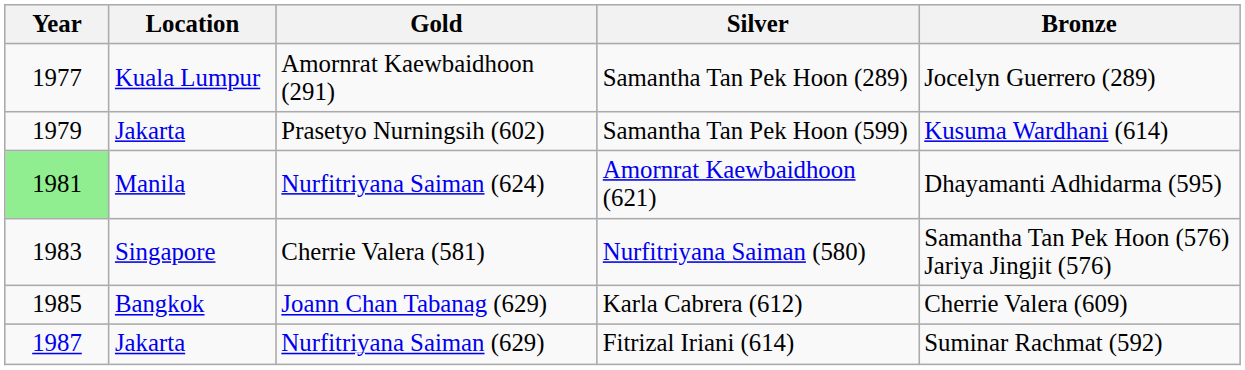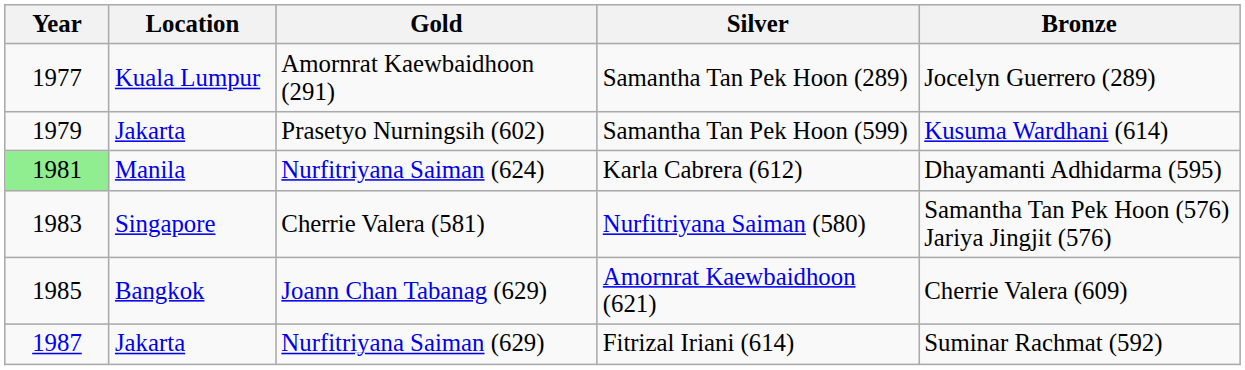(729, 184) Amornrat Kaewbaidhoon (621) -> (703, 170) Karla Cabrera (612)
(703, 304) Karla Cabrera (612) -> (729, 290) Amornrat Kaewbaidhoon (621)
